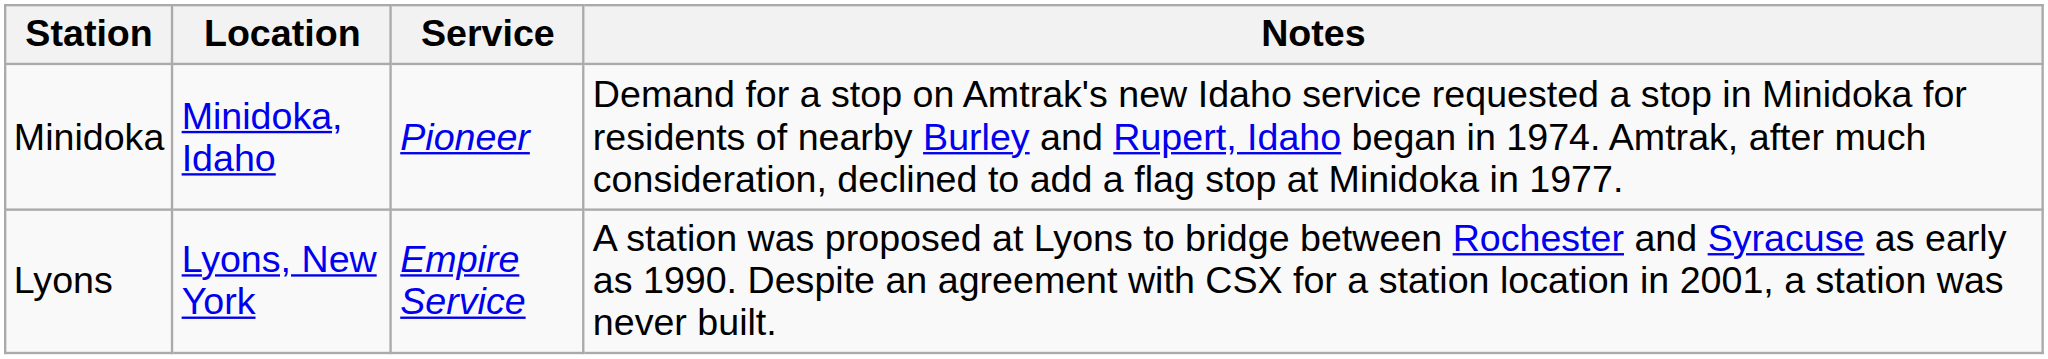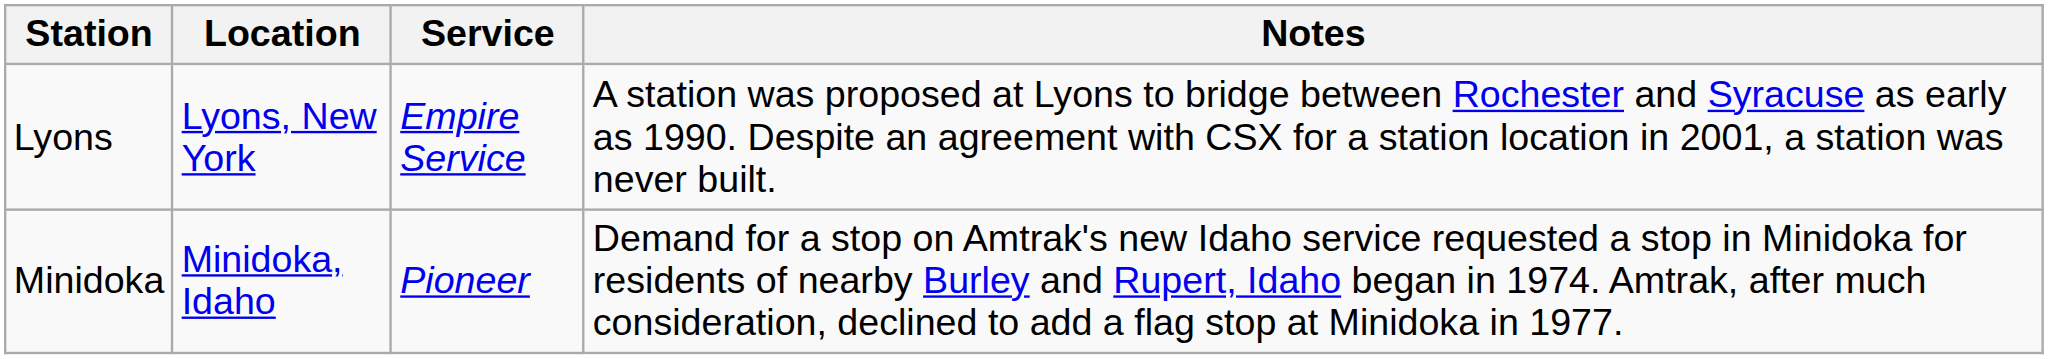rows swapped: (63, 280) <-> (89, 136)
